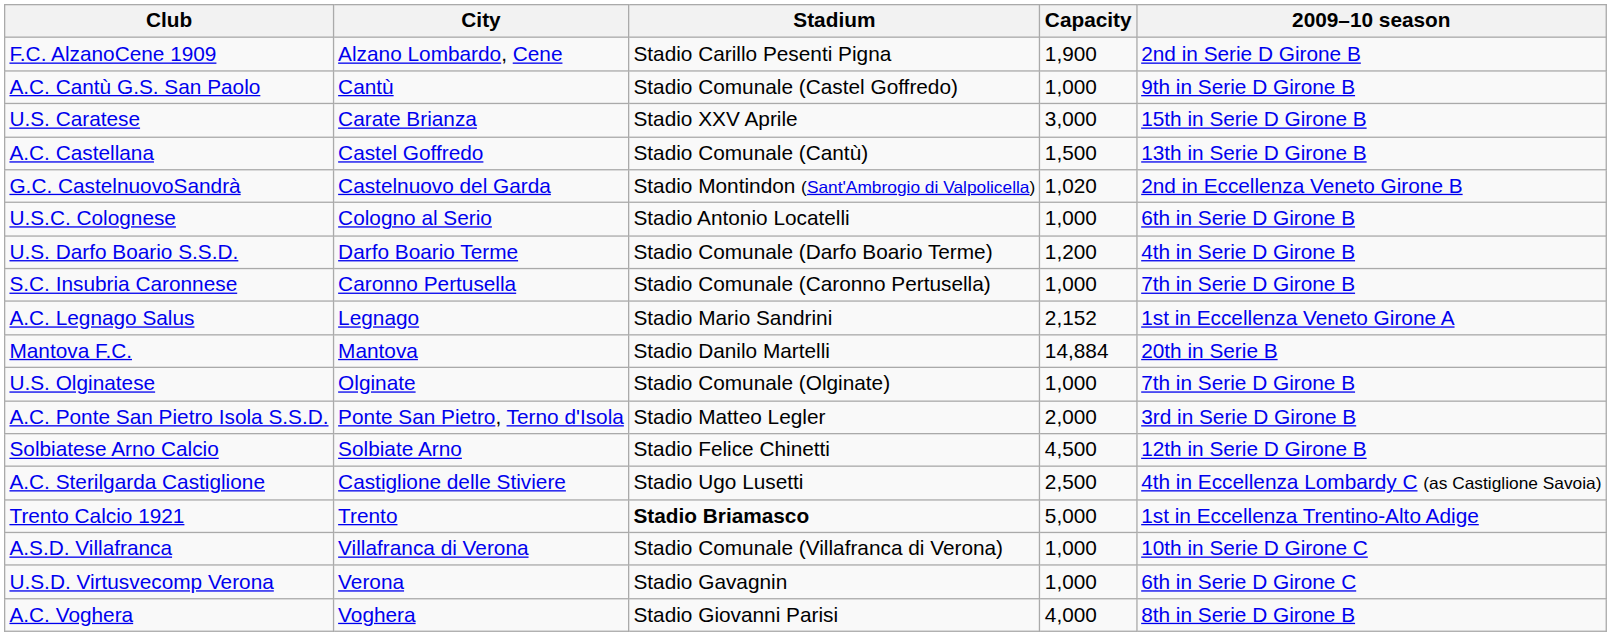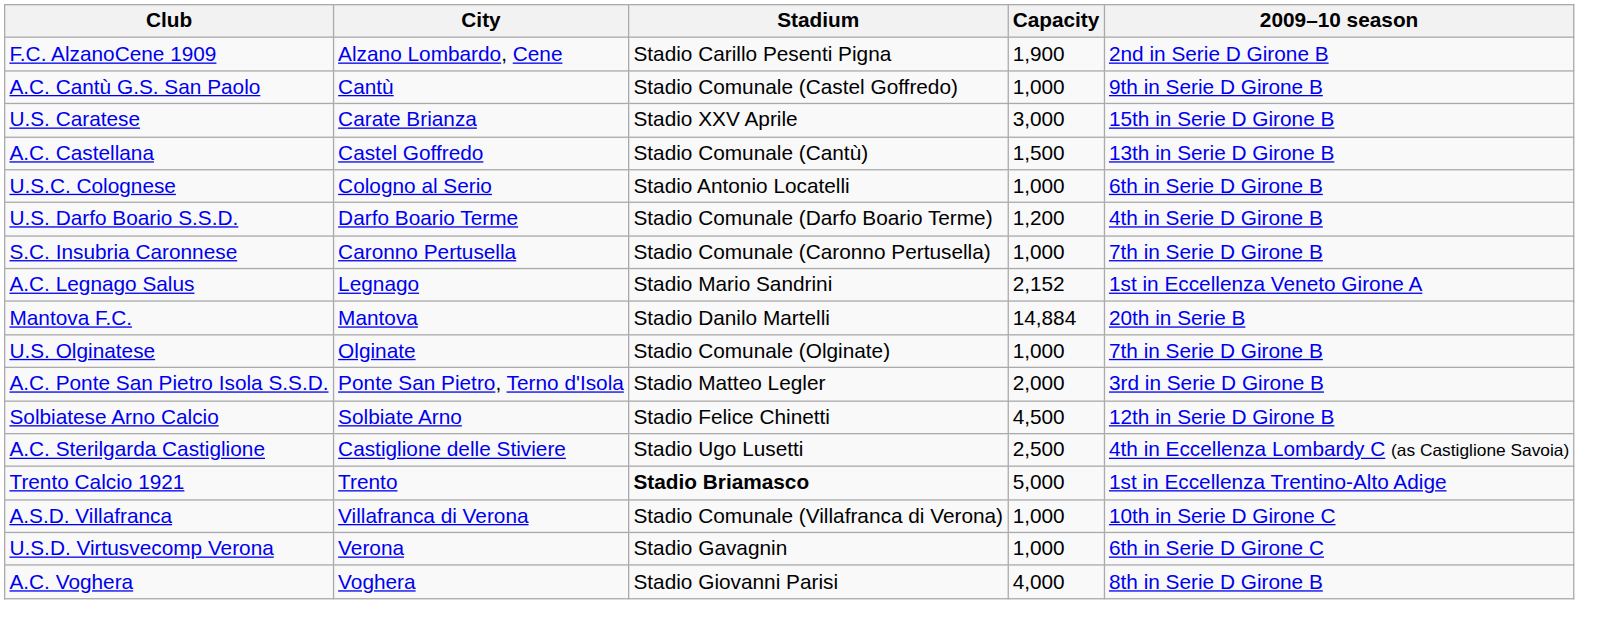- row: (125, 185)
